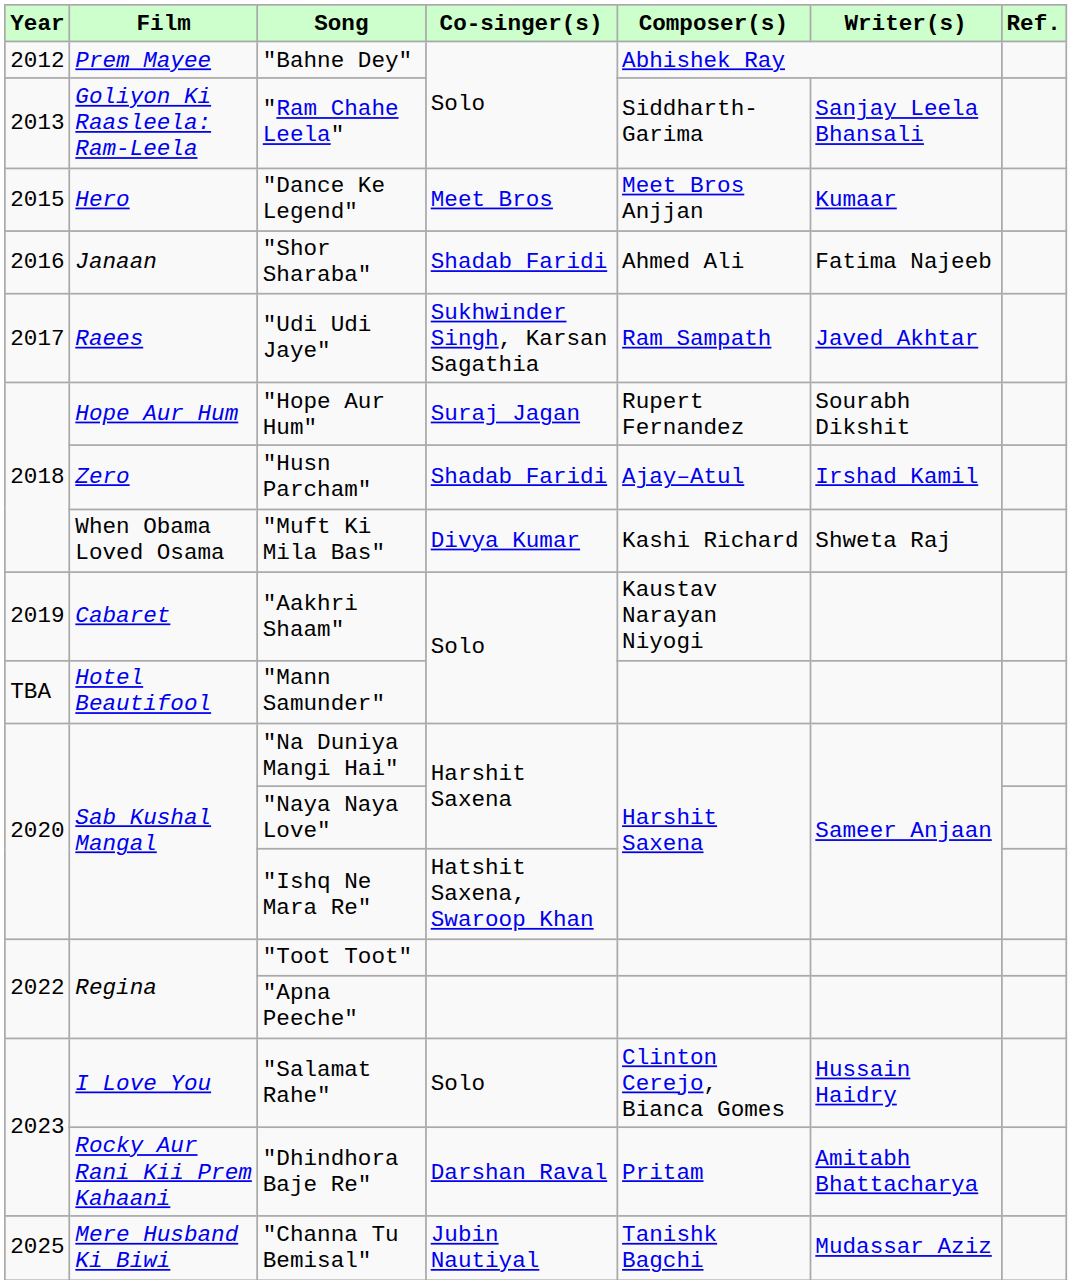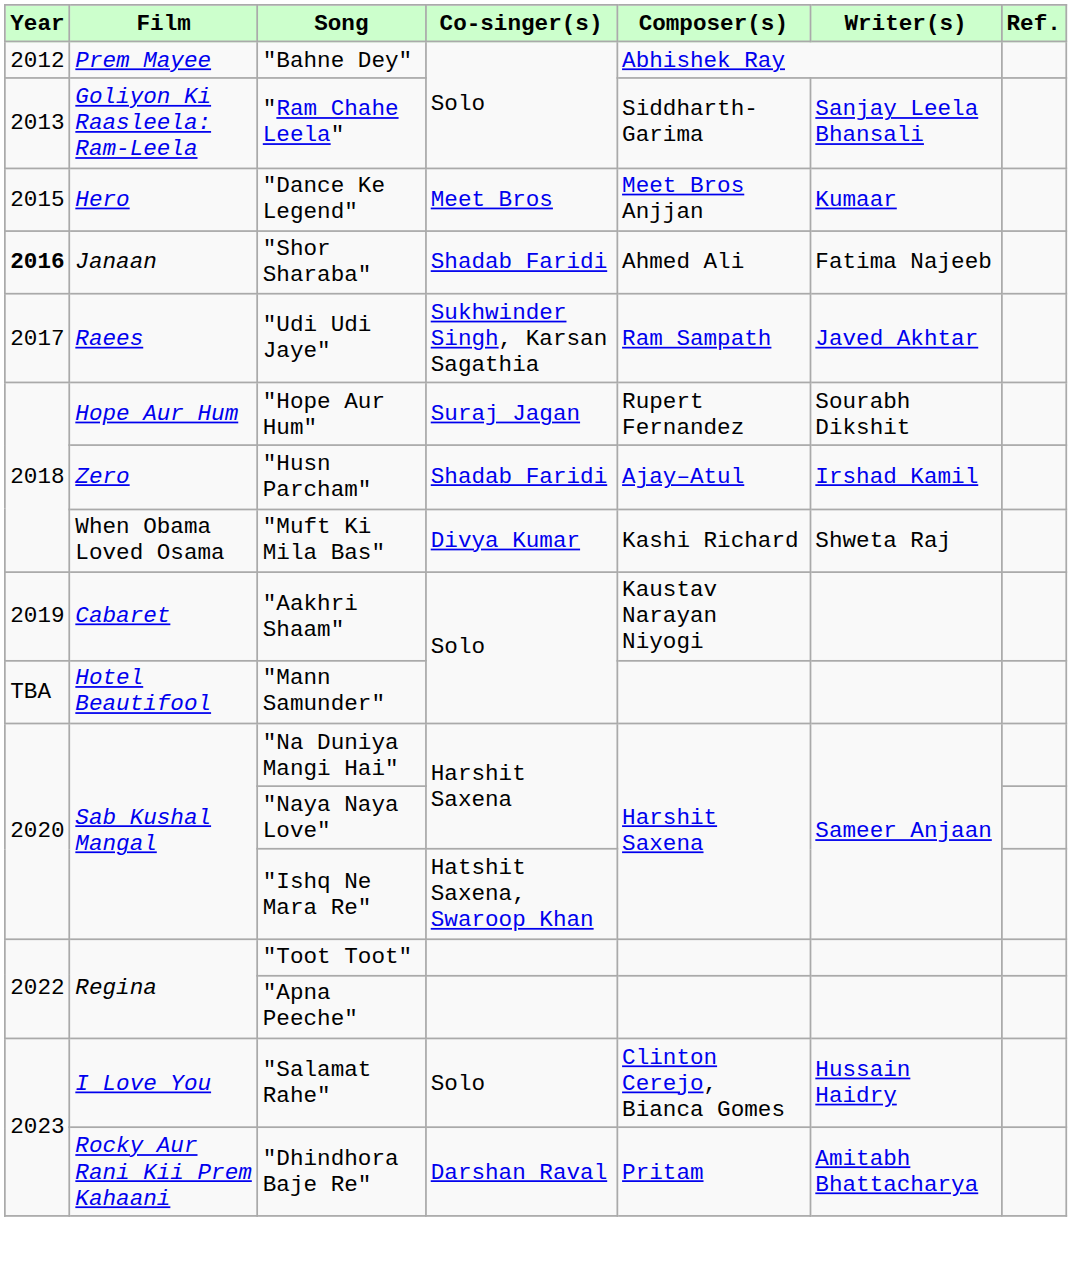(37, 262) normal -> (37, 262) bold
- row: (331, 1248)
